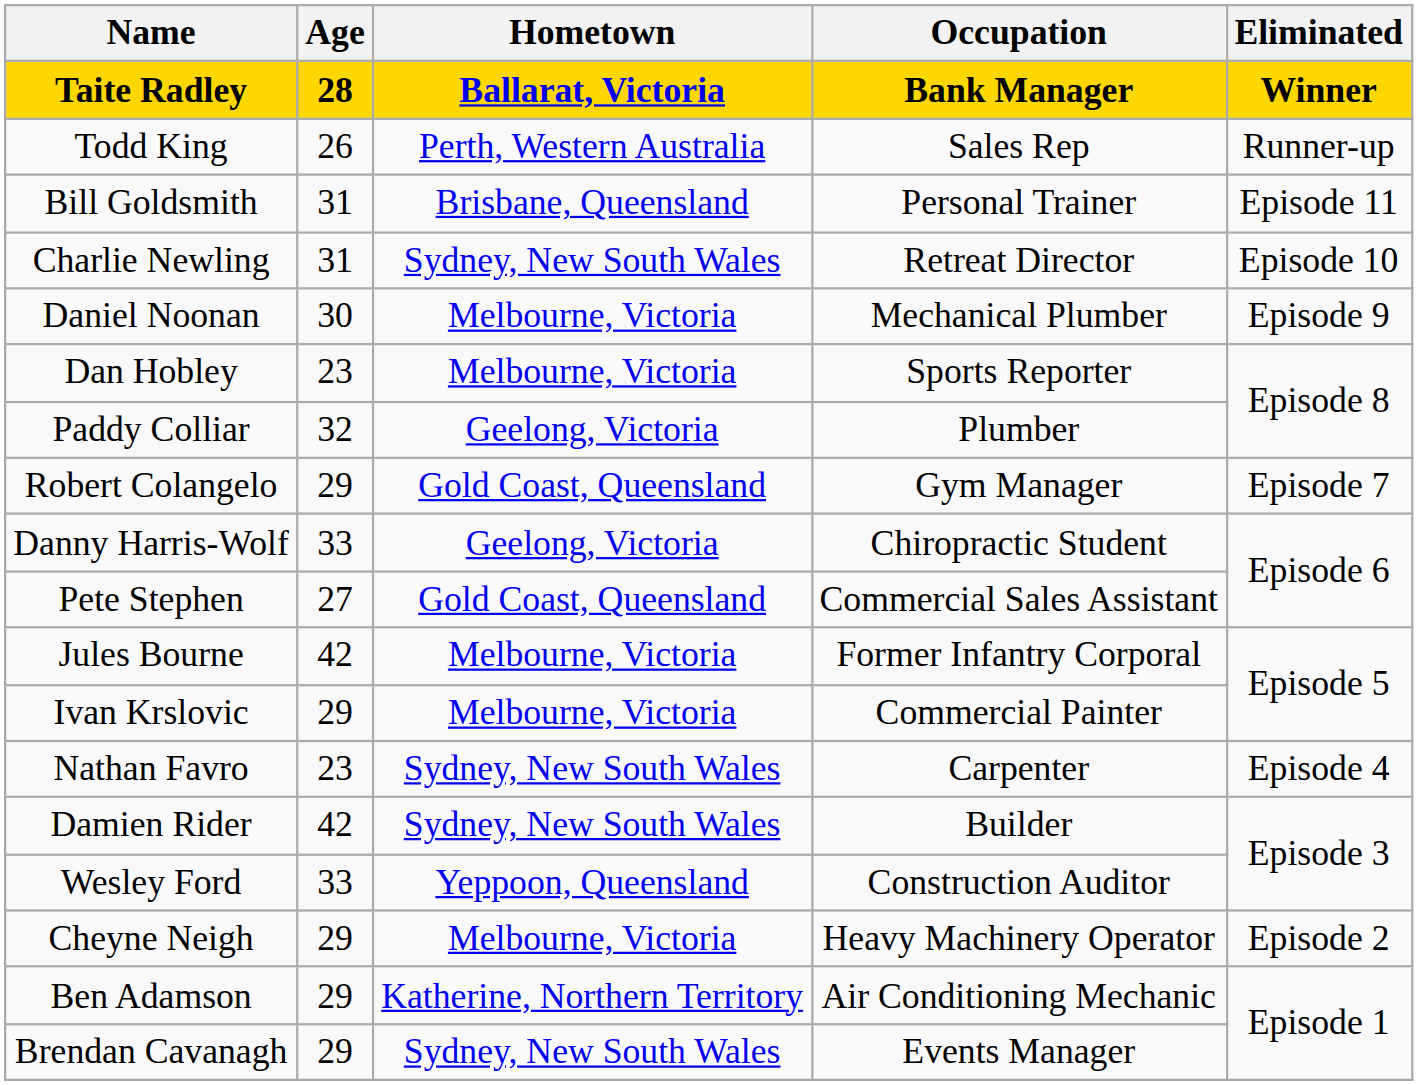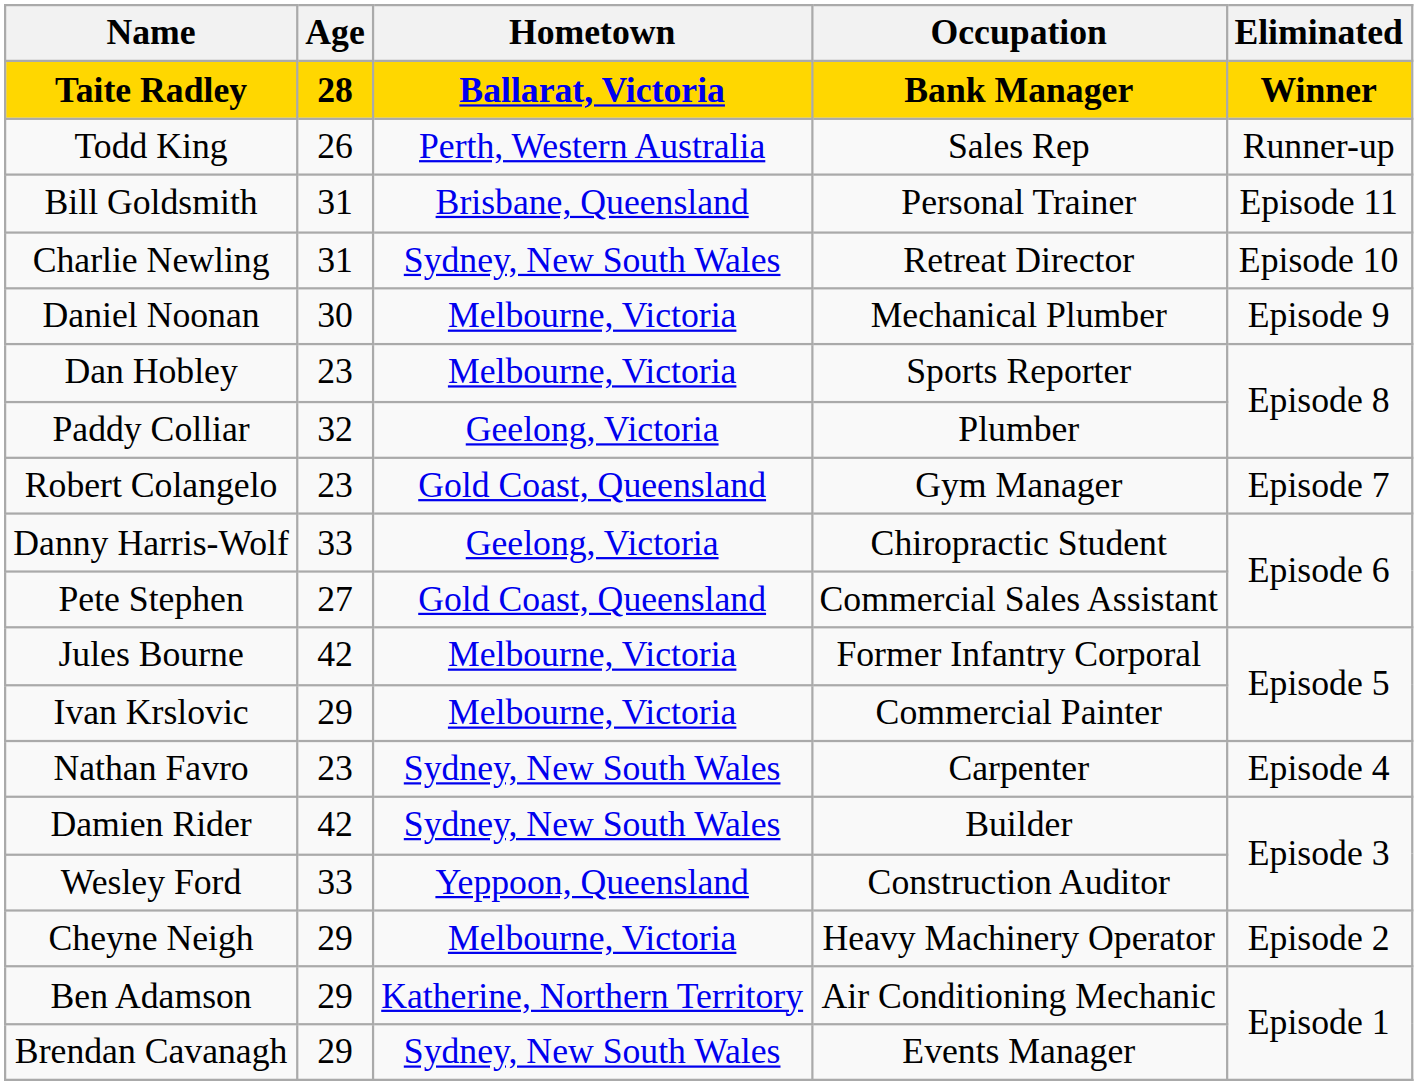(335, 485) 29 -> (335, 485) 23
